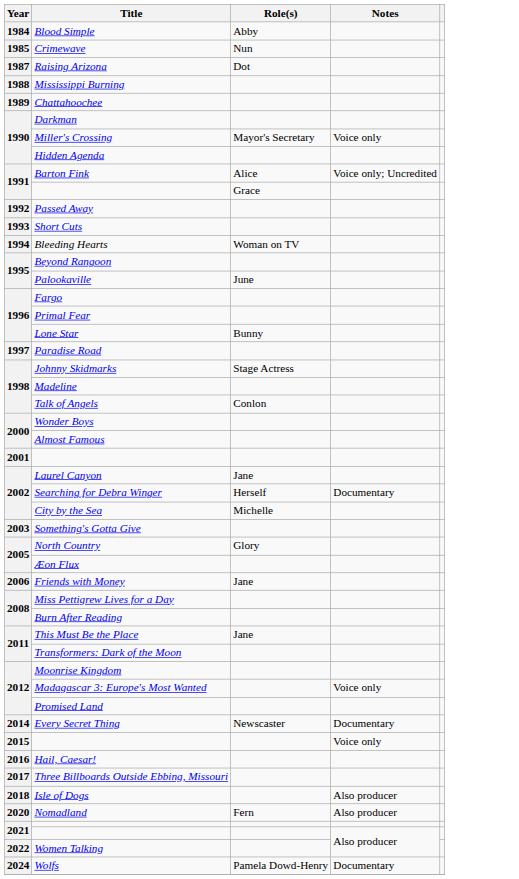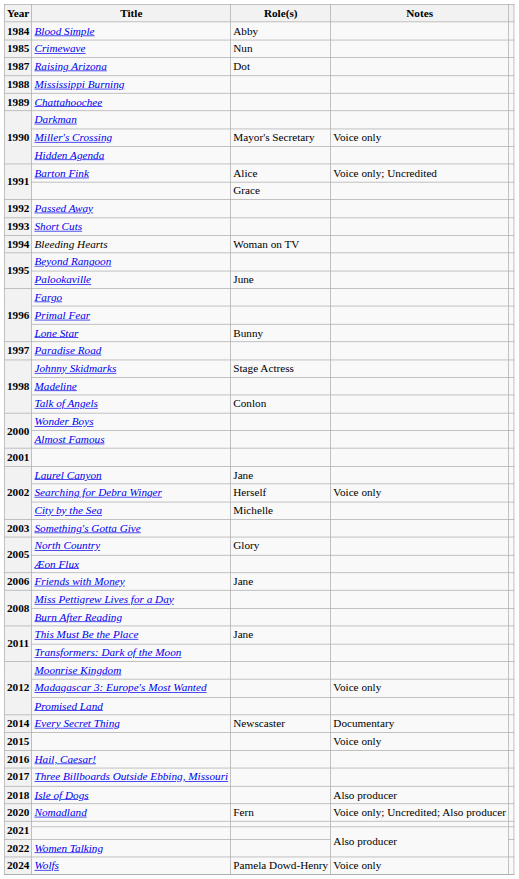(364, 492) Documentary -> (357, 492) Voice only
(365, 812) Also producer -> (420, 812) Voice only; Uncredited; Also producer
(364, 865) Documentary -> (357, 865) Voice only
